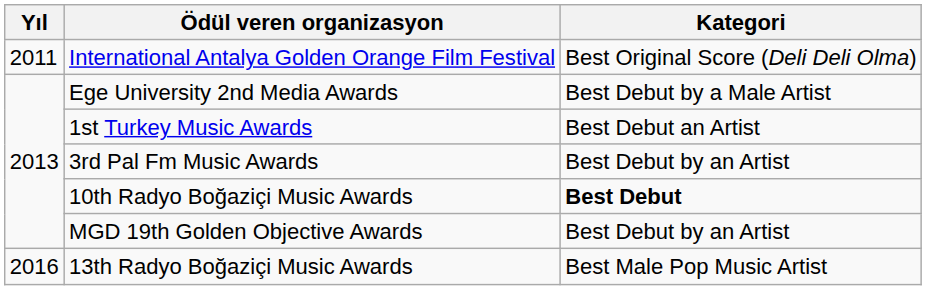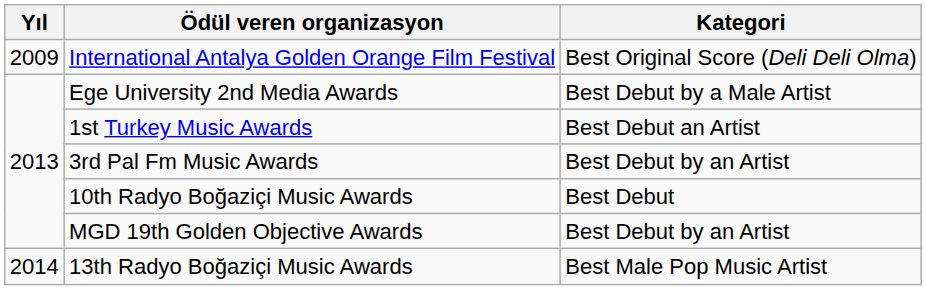(34, 57) 2011 -> (34, 57) 2009
(623, 197) bold -> (620, 197) normal
(34, 267) 2016 -> (34, 267) 2014
